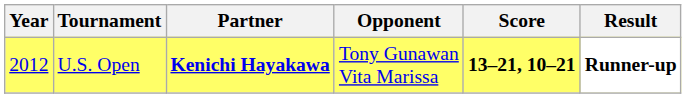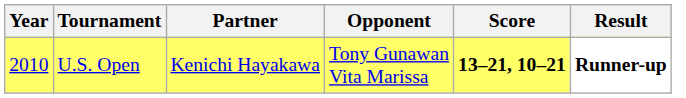(29, 64) 2012 -> (29, 64) 2010
(250, 64) bold -> (245, 64) normal
